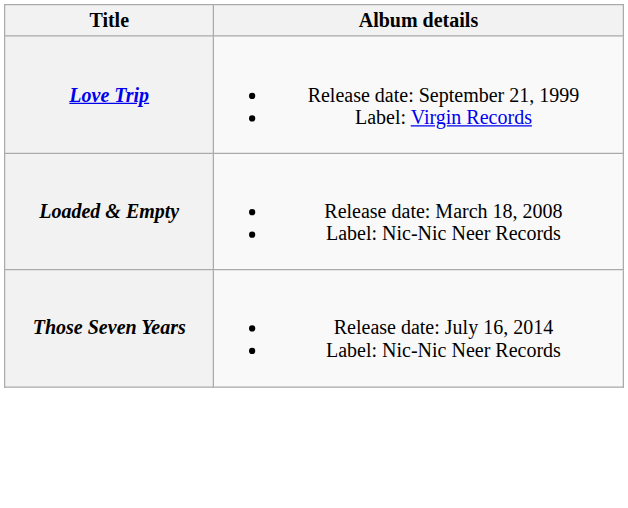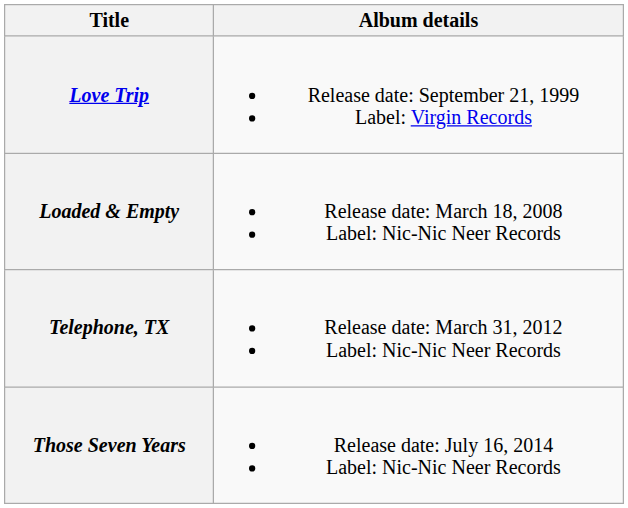+ row: (109, 328)
